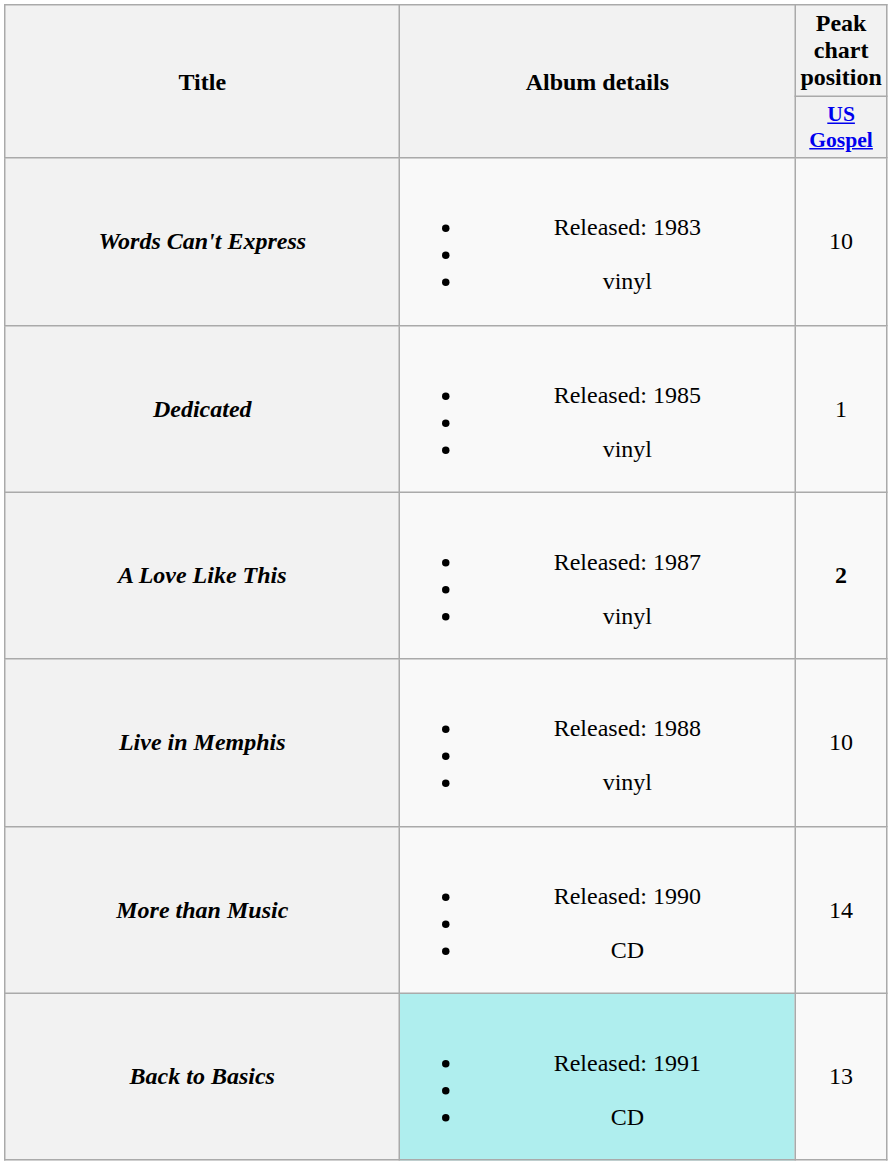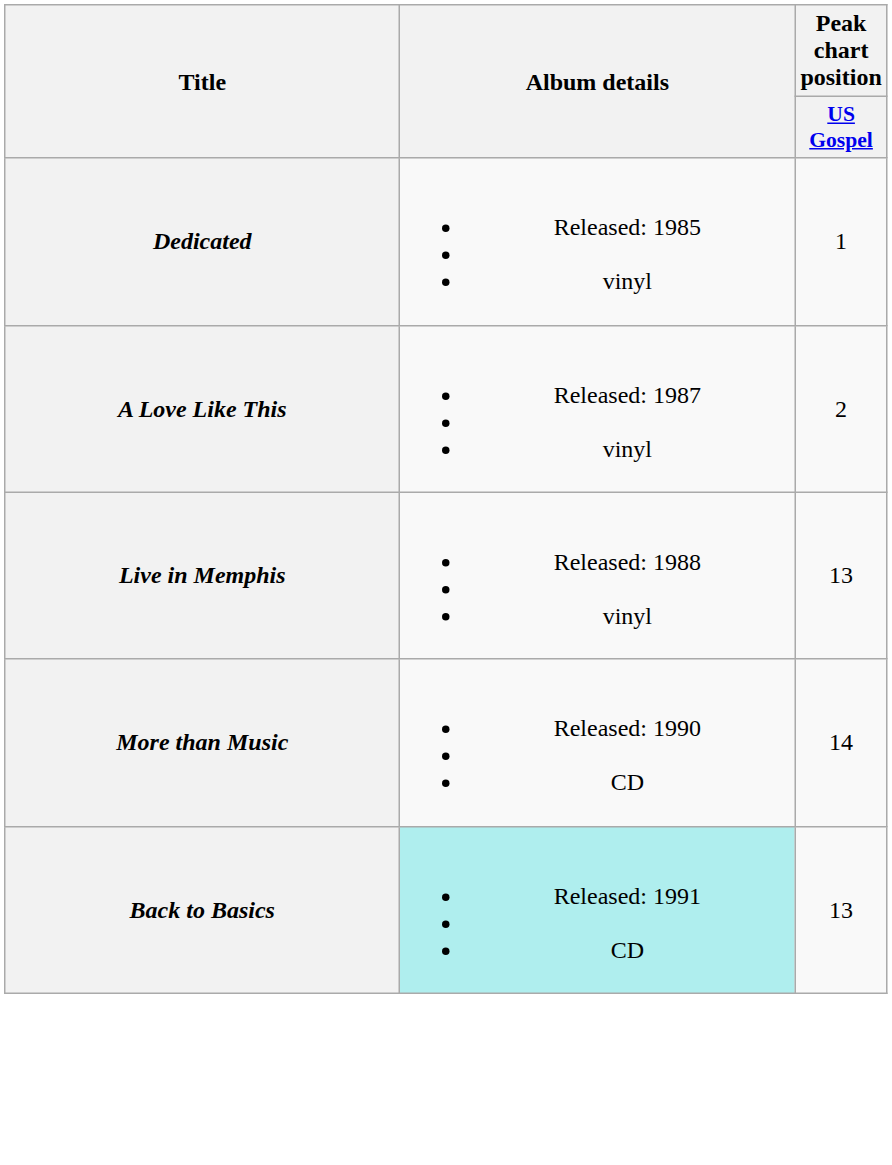- row: (202, 241)
(841, 575) bold -> (841, 408) normal
(841, 742) 10 -> (841, 575) 13
